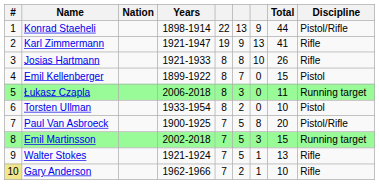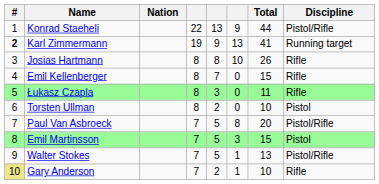- column: (187, 13)
(13, 45) normal -> (15, 45) bold
(310, 45) Rifle -> (319, 45) Running target
(313, 76) Pistol -> (296, 76) Rifle
(333, 92) Running target -> (296, 92) Rifle
(333, 140) Running target -> (298, 140) Pistol
(310, 156) Rifle -> (310, 156) Pistol/Rifle
